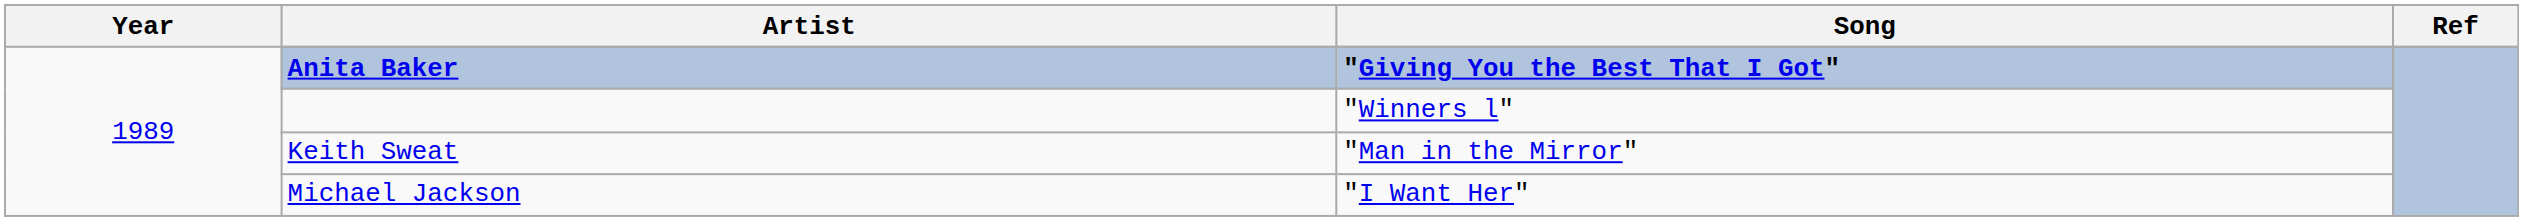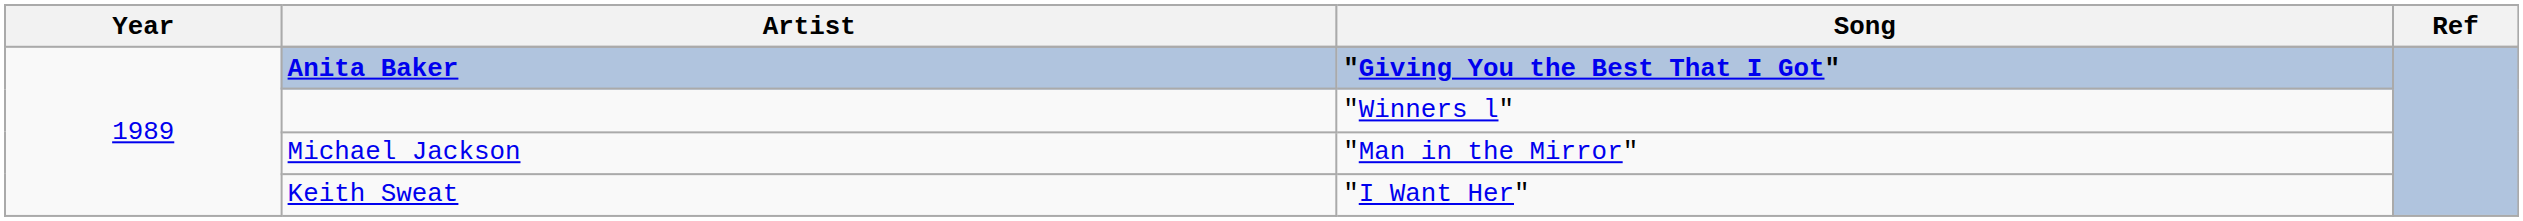(373, 153) Keith Sweat -> (404, 153) Michael Jackson
(404, 195) Michael Jackson -> (373, 195) Keith Sweat
